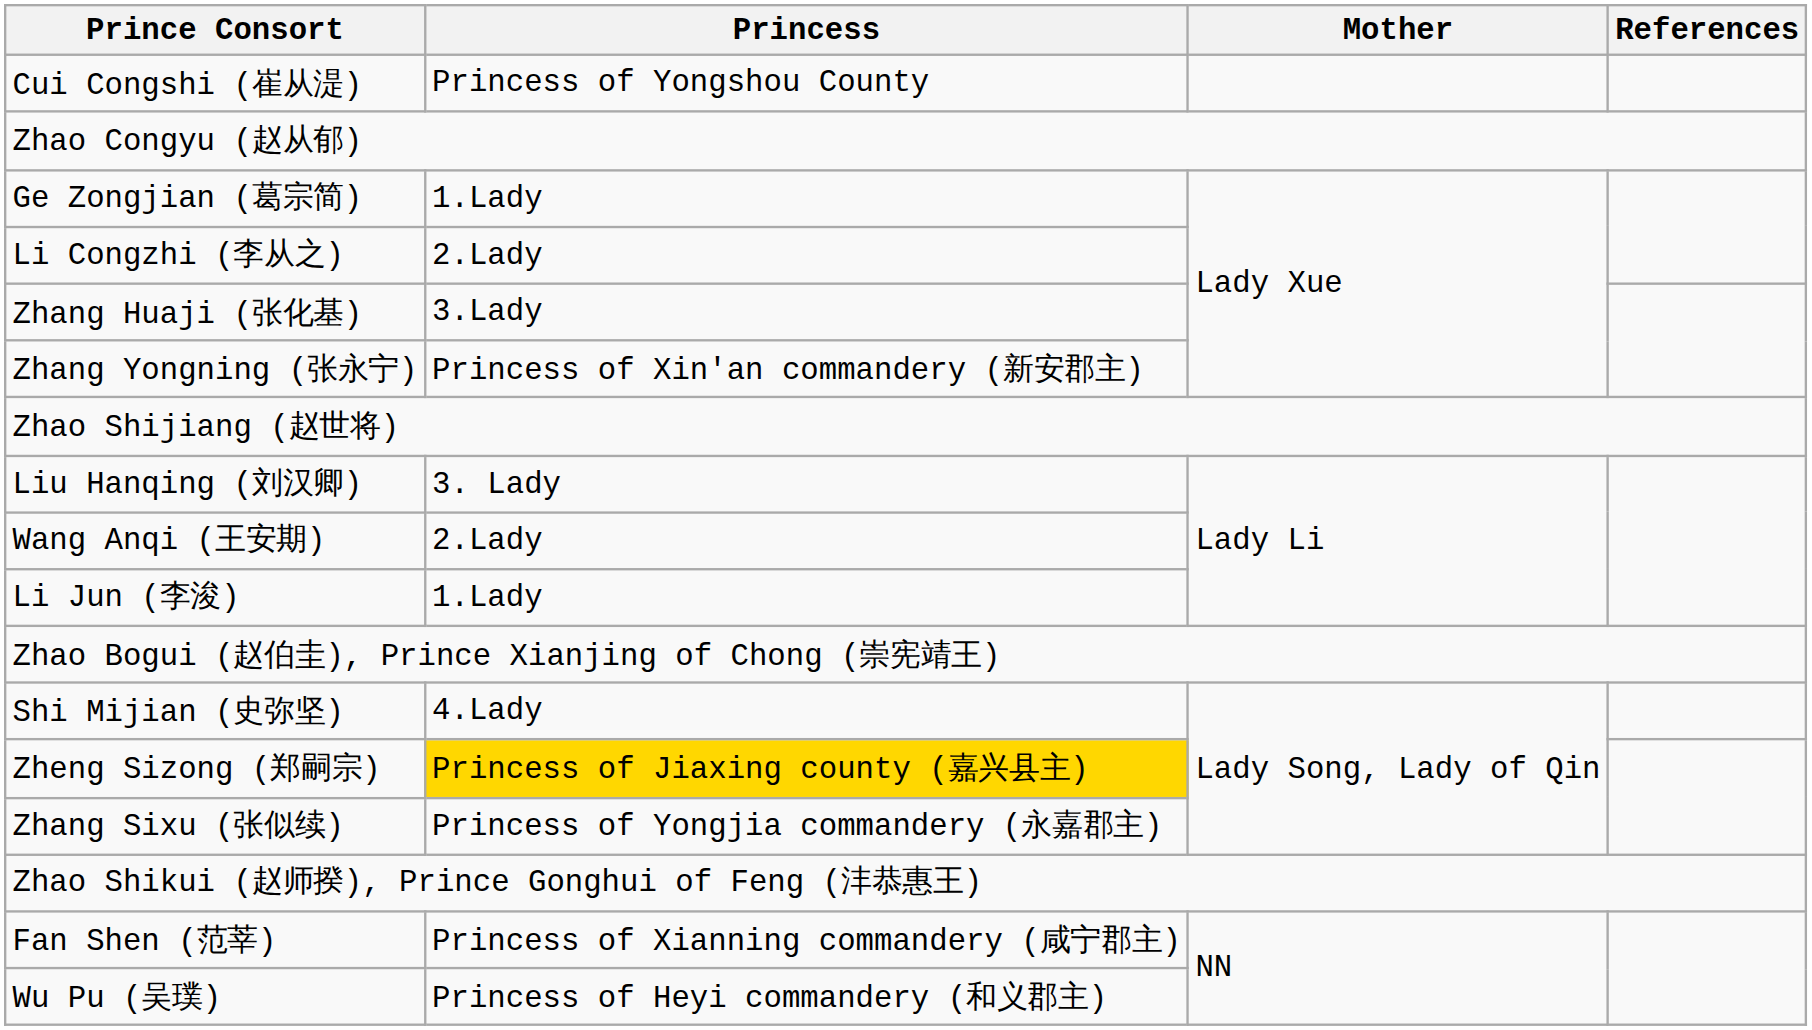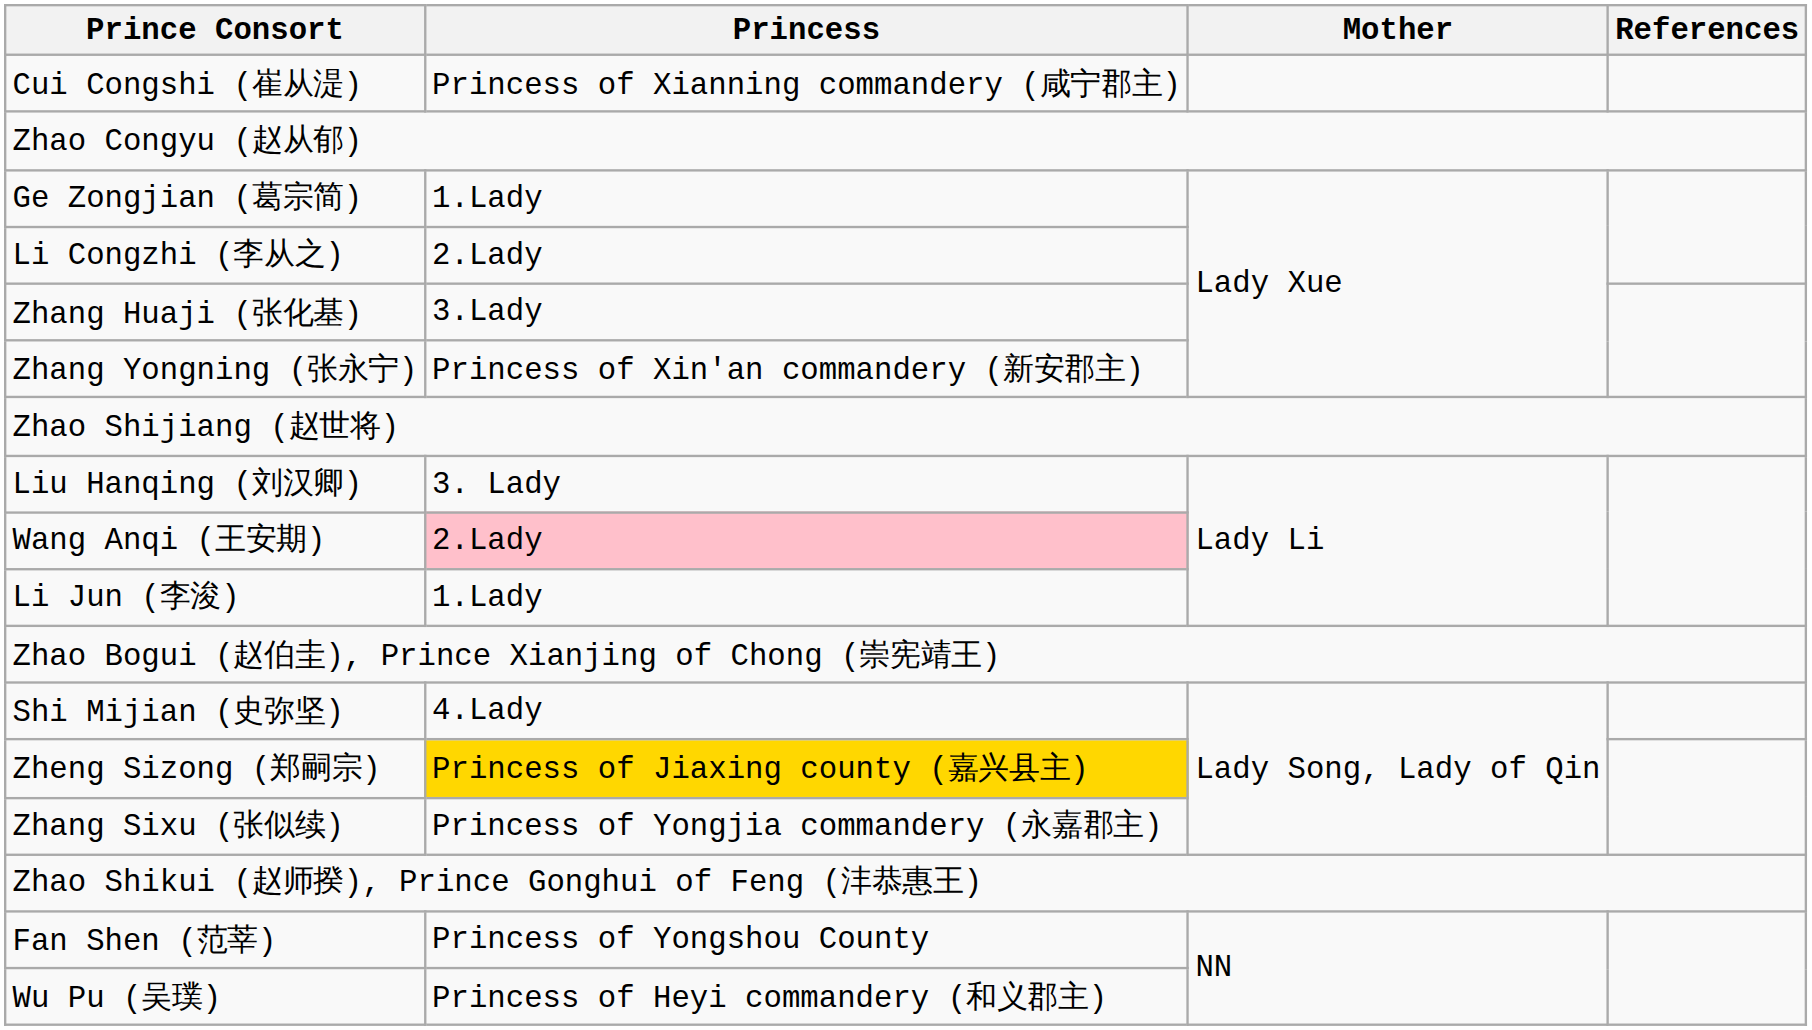(681, 84) Princess of Yongshou County -> (806, 85) Princess of Xianning commandery (咸宁郡主)
(487, 540) no background -> (487, 540) pink background
(806, 941) Princess of Xianning commandery (咸宁郡主) -> (681, 940) Princess of Yongshou County
